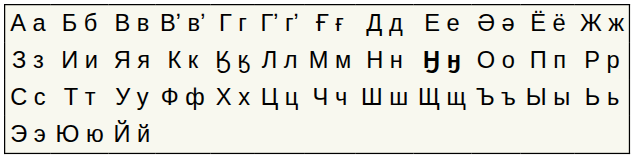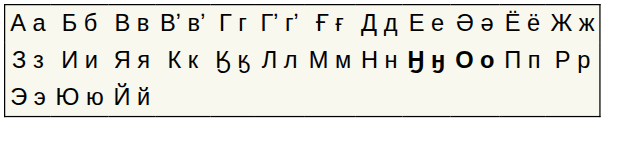(496, 60) normal -> (475, 60) bold
- row: (28, 97)
